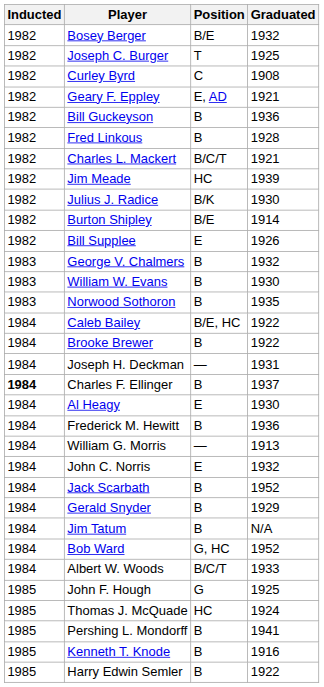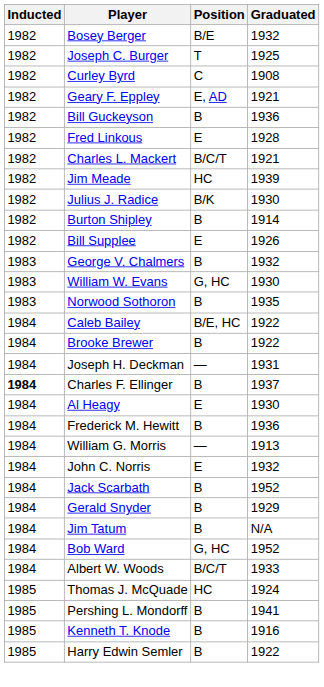(198, 138) B -> (198, 138) E
(204, 220) B/E -> (198, 220) B
(198, 281) B -> (212, 281) G, HC
- row: (109, 590)
